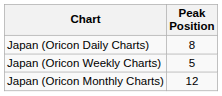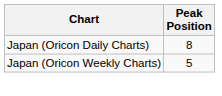- row: (85, 81)
